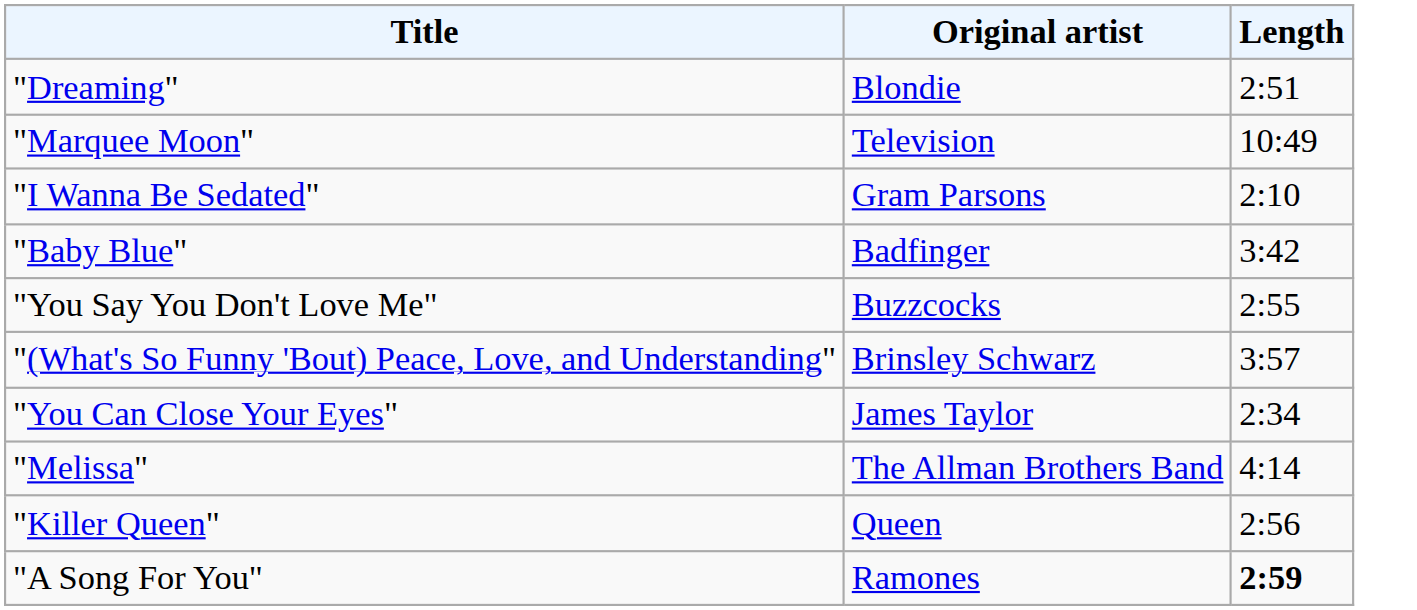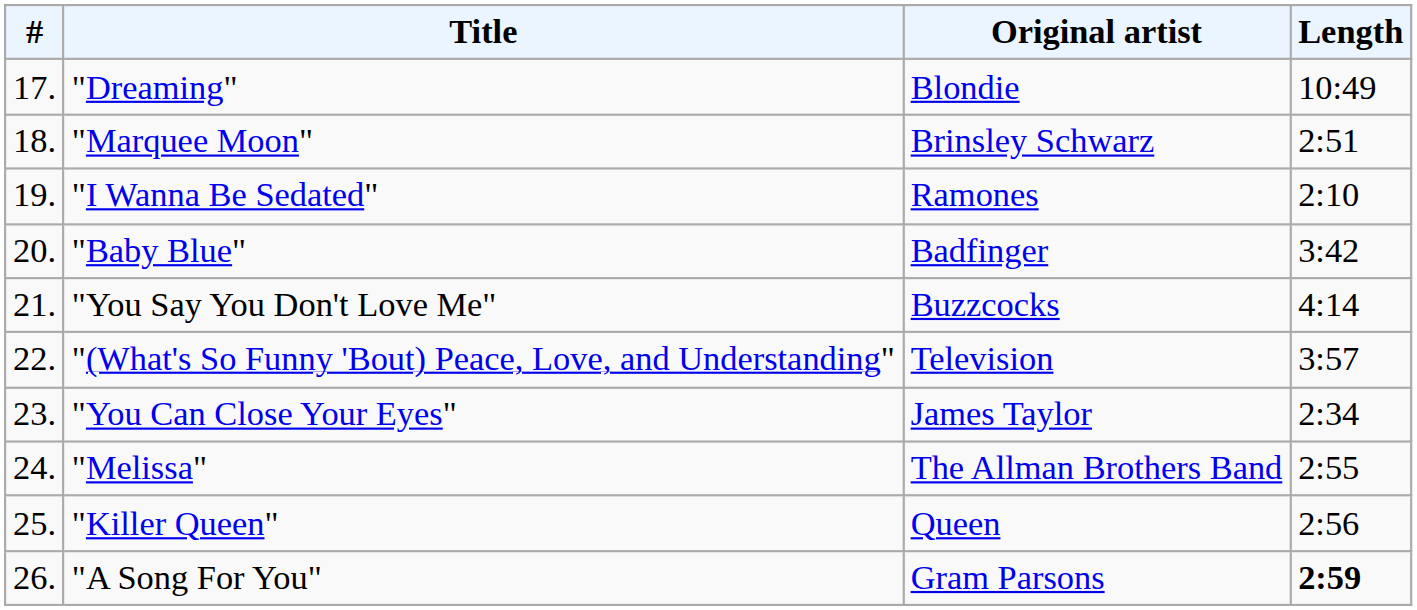+ column: (35, 31)
(1270, 86) 2:51 -> (1337, 86) 10:49
(923, 140) Television -> (1032, 140) Brinsley Schwarz
(1278, 140) 10:49 -> (1329, 140) 2:51
(949, 195) Gram Parsons -> (975, 195) Ramones
(1270, 304) 2:55 -> (1329, 304) 4:14
(974, 359) Brinsley Schwarz -> (982, 359) Television
(1270, 468) 4:14 -> (1329, 468) 2:55
(916, 577) Ramones -> (1008, 577) Gram Parsons
